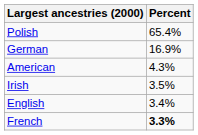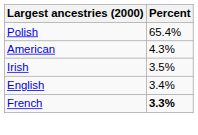- row: (28, 50)
